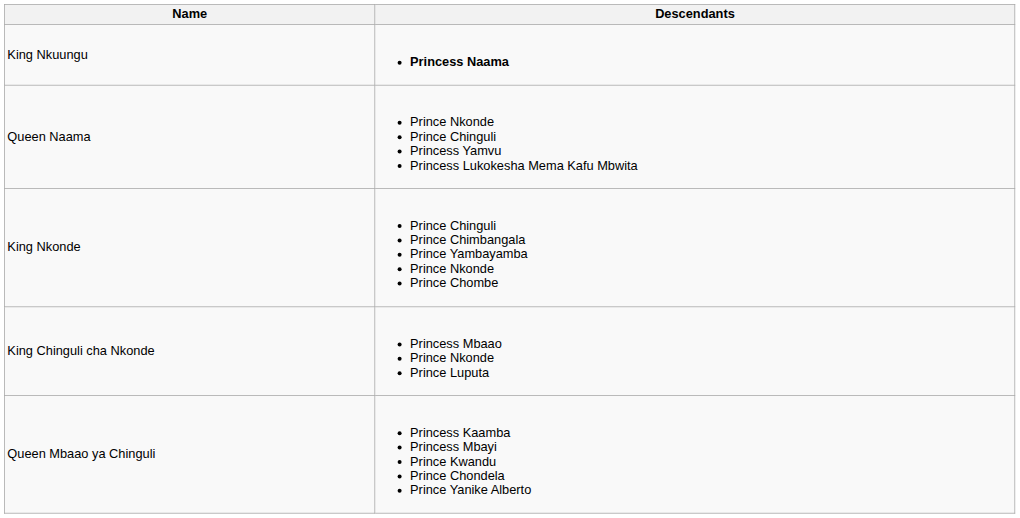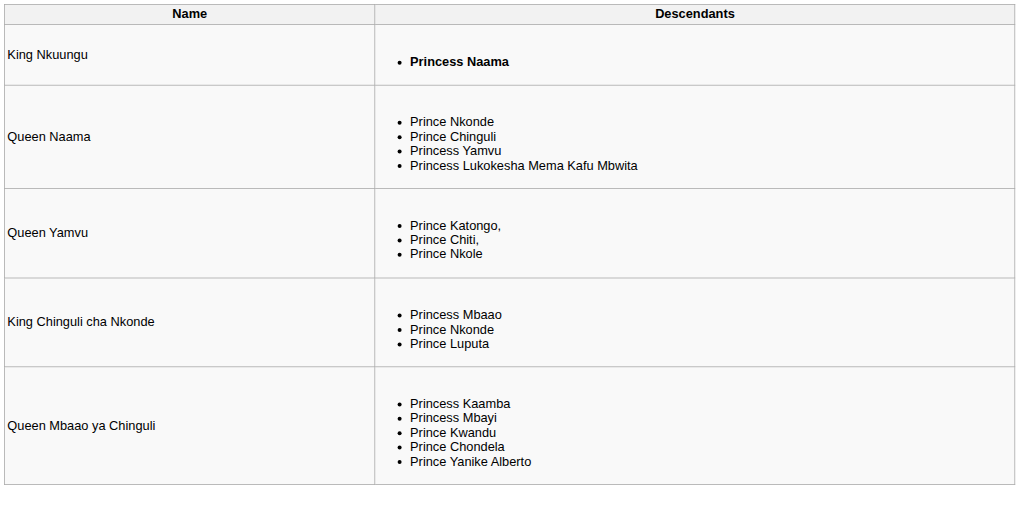+ row: (48, 233)
- row: (44, 247)
